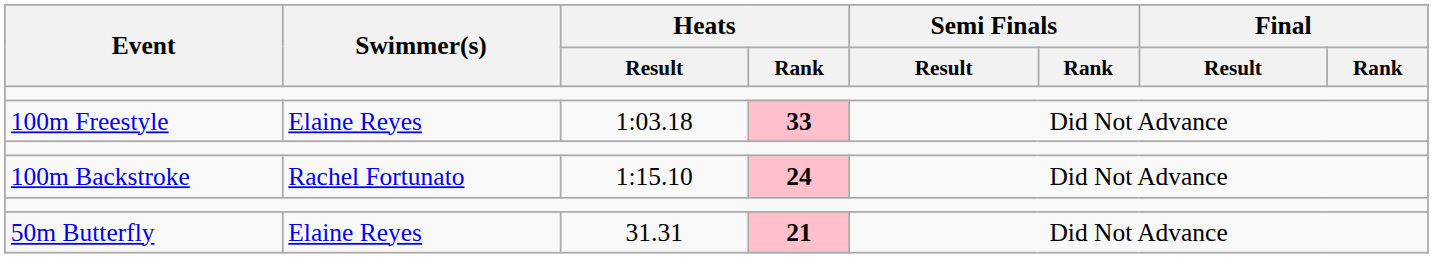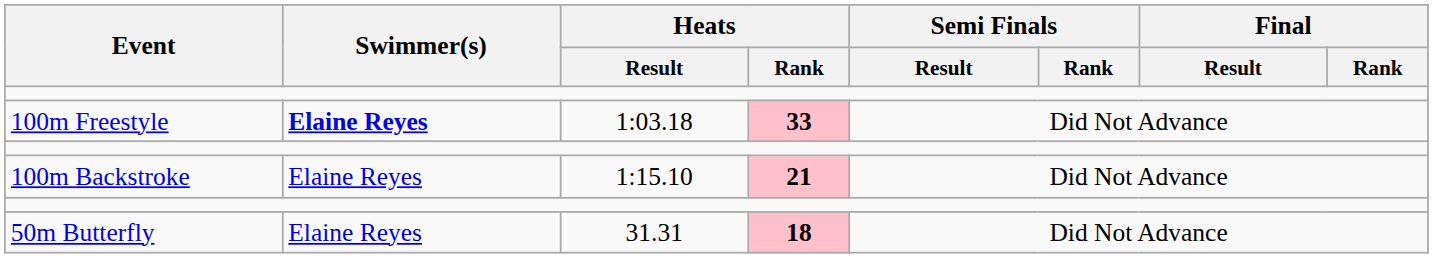(355, 120) normal -> (358, 120) bold
(376, 176) Rachel Fortunato -> (355, 176) Elaine Reyes
(799, 176) 24 -> (799, 176) 21
(799, 232) 21 -> (799, 232) 18
